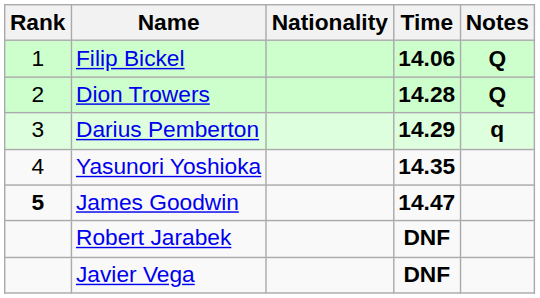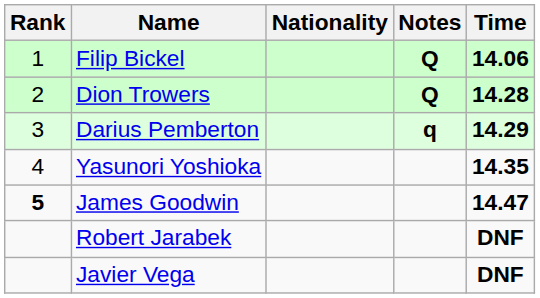columns swapped: (427, 22) <-> (497, 22)
